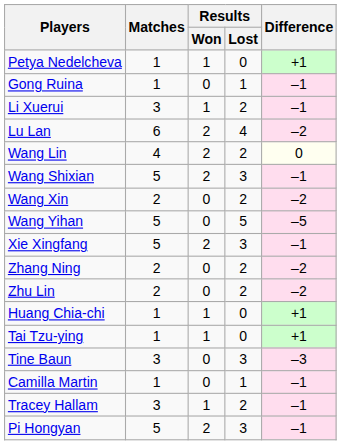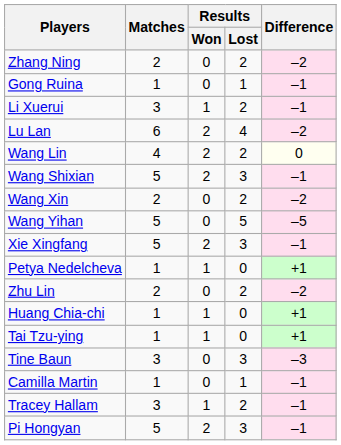rows swapped: (65, 62) <-> (44, 268)
